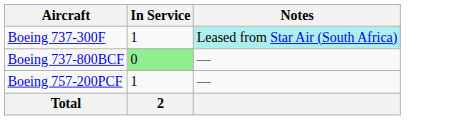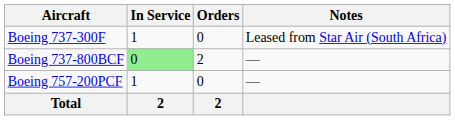+ column: (218, 15)
(297, 37) paleturquoise background -> (346, 37) no background
